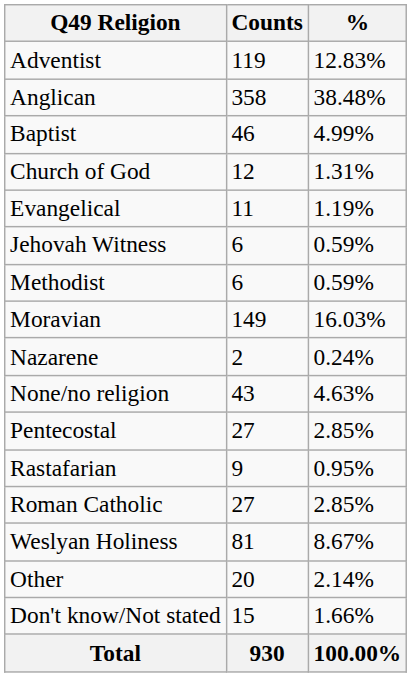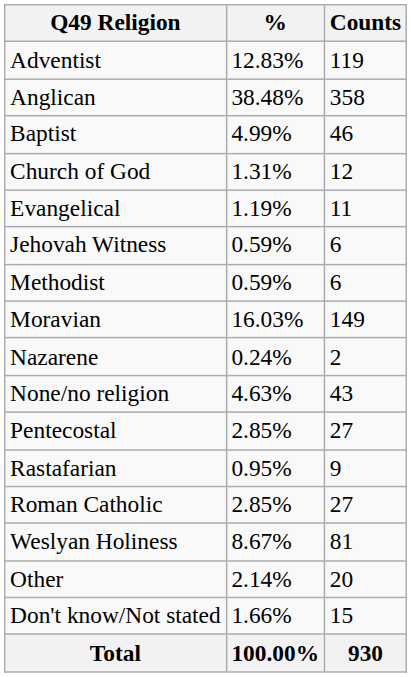columns swapped: (267, 23) <-> (357, 23)
